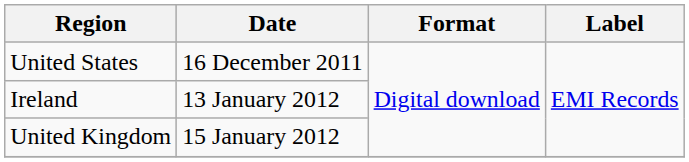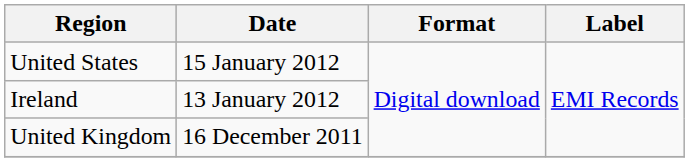(272, 61) 16 December 2011 -> (261, 61) 15 January 2012
(261, 136) 15 January 2012 -> (272, 136) 16 December 2011
